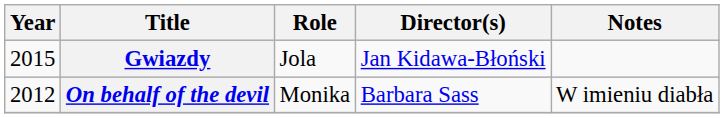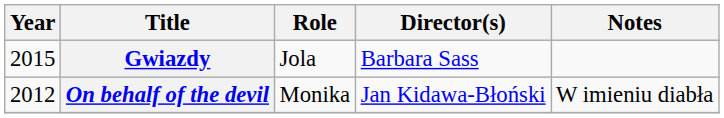(453, 58) Jan Kidawa-Błoński -> (420, 58) Barbara Sass
(420, 94) Barbara Sass -> (453, 94) Jan Kidawa-Błoński
